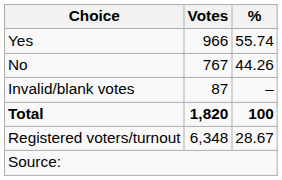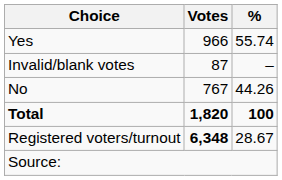rows swapped: (18, 65) <-> (71, 89)
(209, 138) normal -> (209, 138) bold
